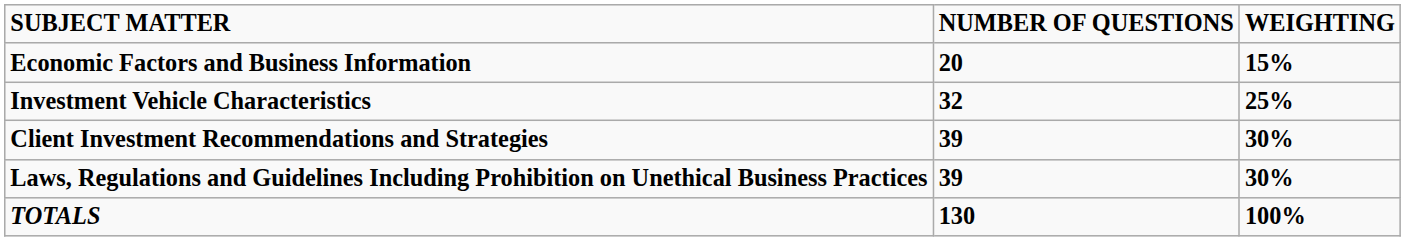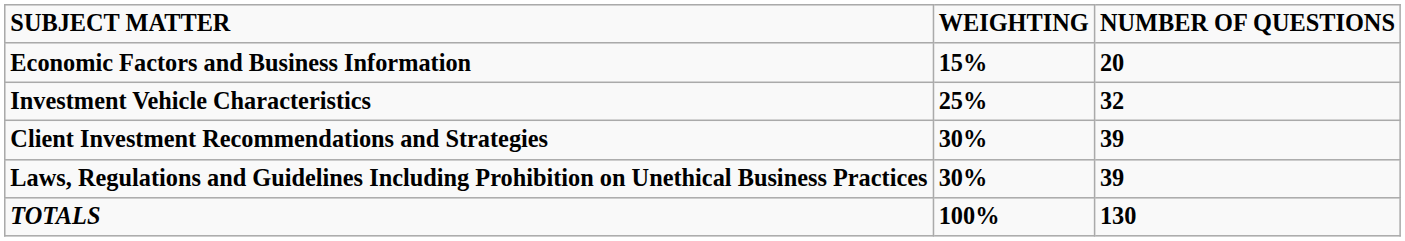columns swapped: (1320, 23) <-> (1086, 23)
